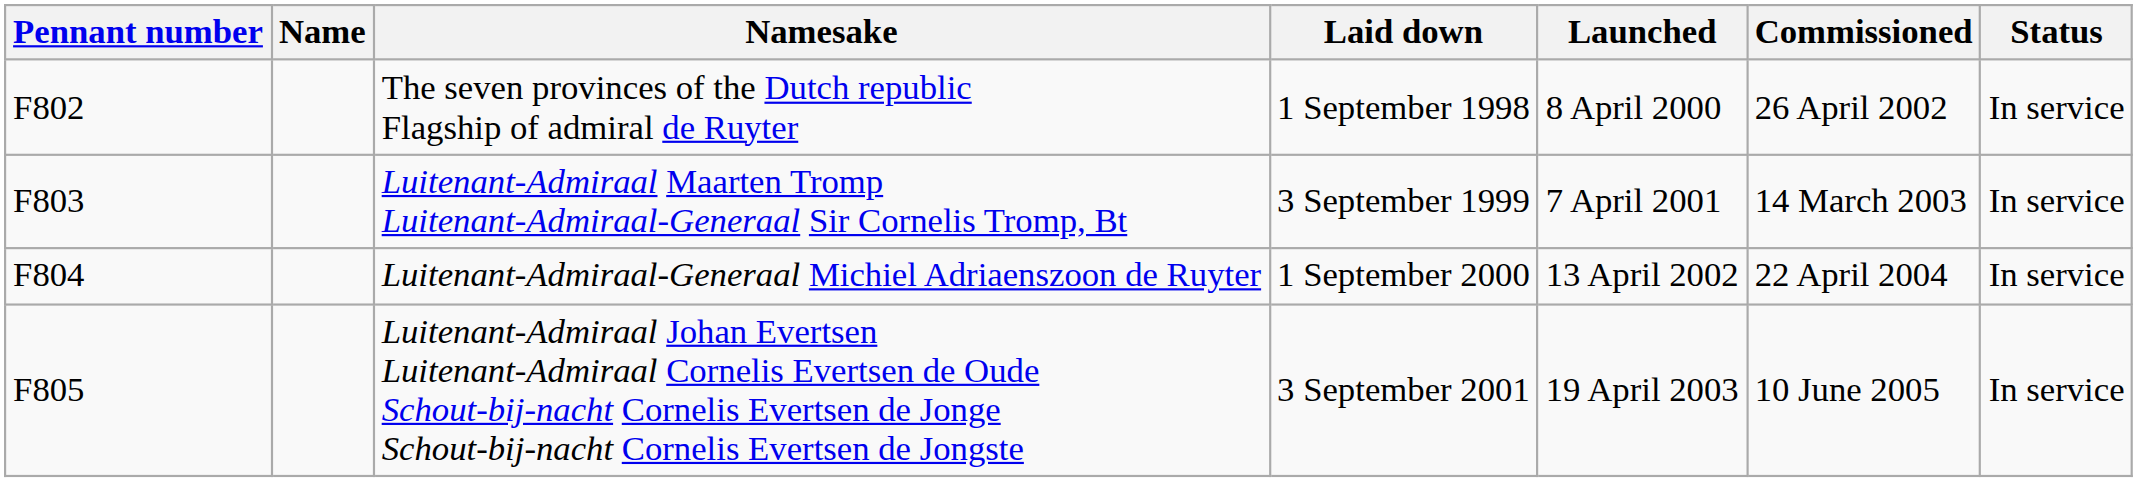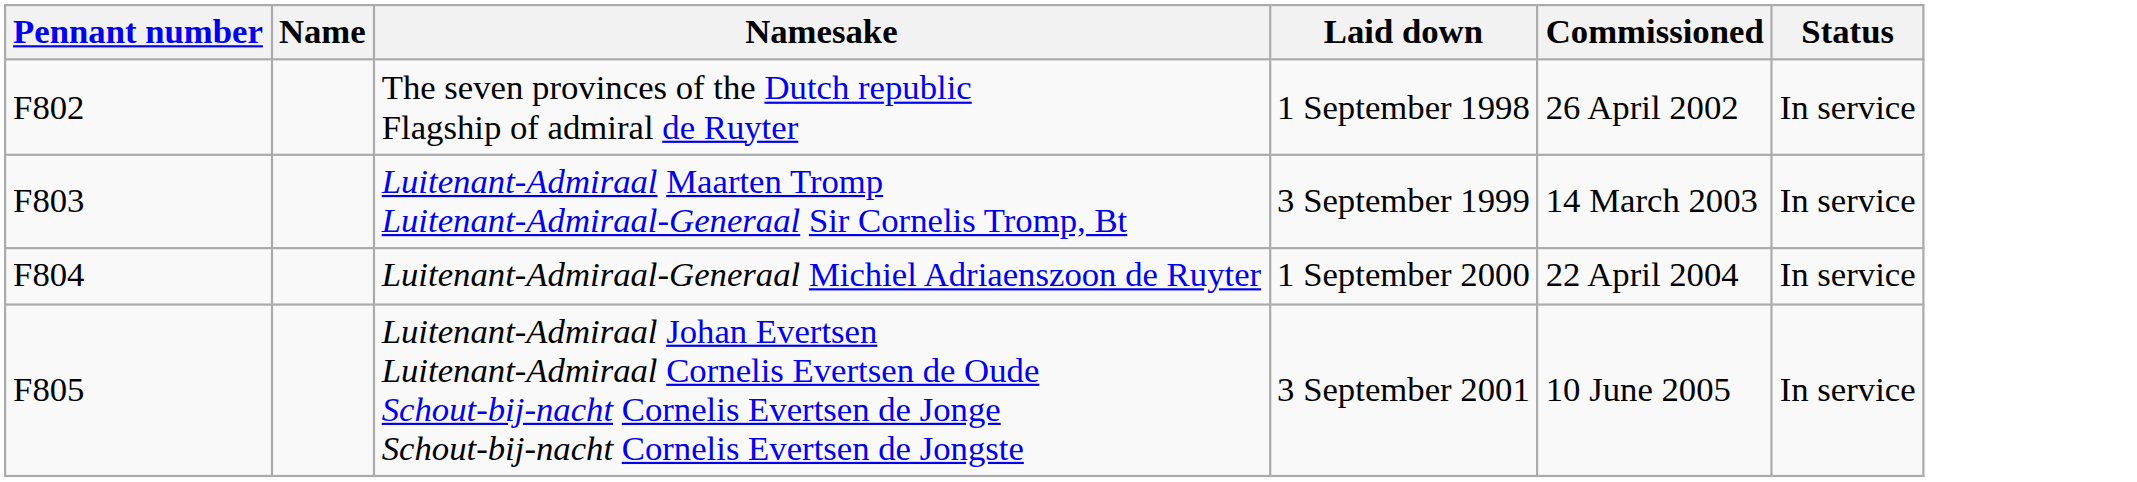- column: (1642, 32)
